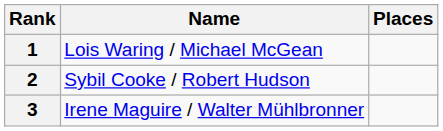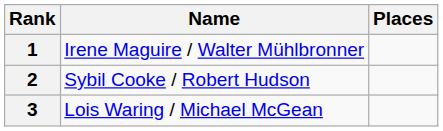(194, 49) Lois Waring / Michael McGean -> (214, 49) Irene Maguire / Walter Mühlbronner
(214, 110) Irene Maguire / Walter Mühlbronner -> (194, 110) Lois Waring / Michael McGean
